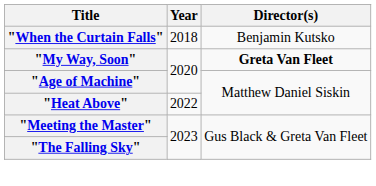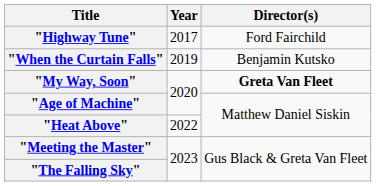+ row: (86, 37)
(184, 37) 2018 -> (184, 59) 2019
